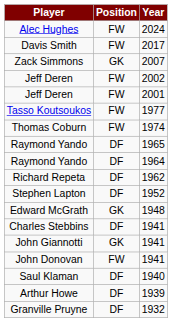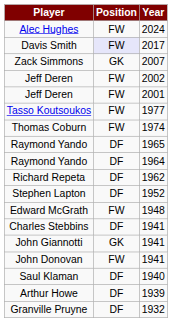(116, 45) no background -> (116, 45) lavender background
(116, 210) GK -> (116, 210) FW
